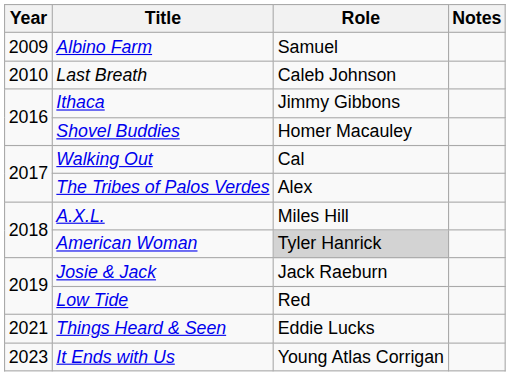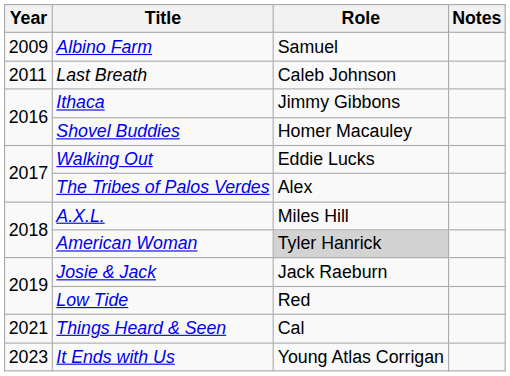(28, 74) 2010 -> (28, 74) 2011
(291, 159) Cal -> (326, 159) Eddie Lucks
(326, 328) Eddie Lucks -> (291, 328) Cal
